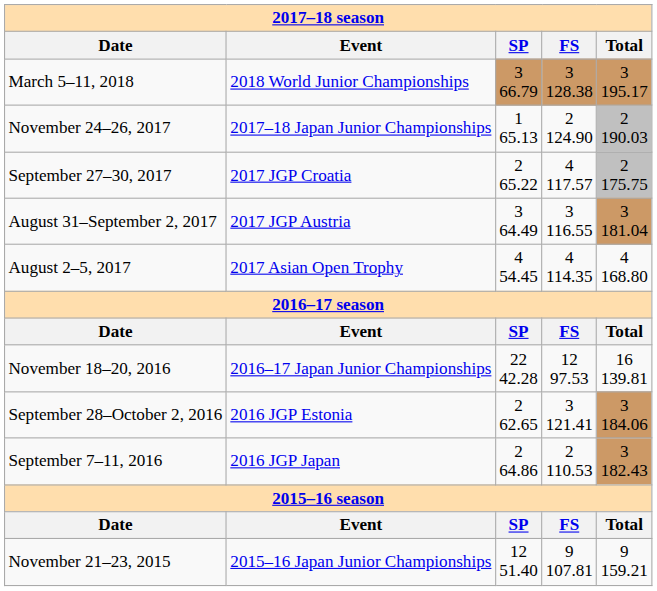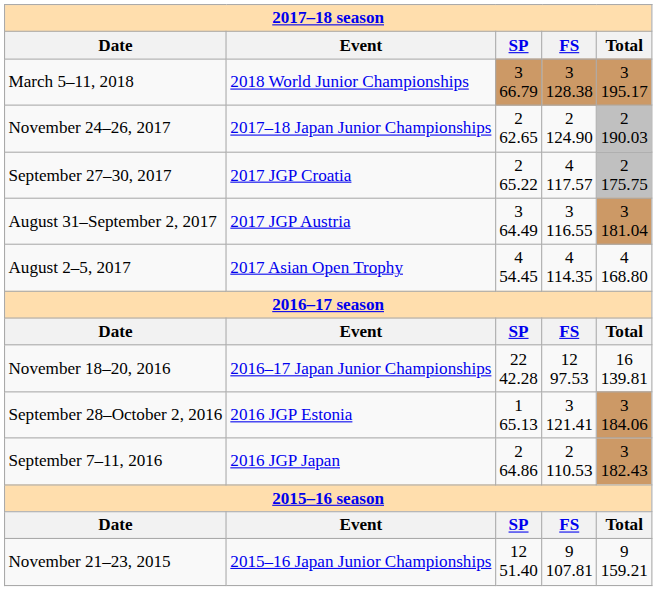(519, 128) 1 65.13 -> (519, 128) 2 62.65
(519, 414) 2 62.65 -> (519, 414) 1 65.13
